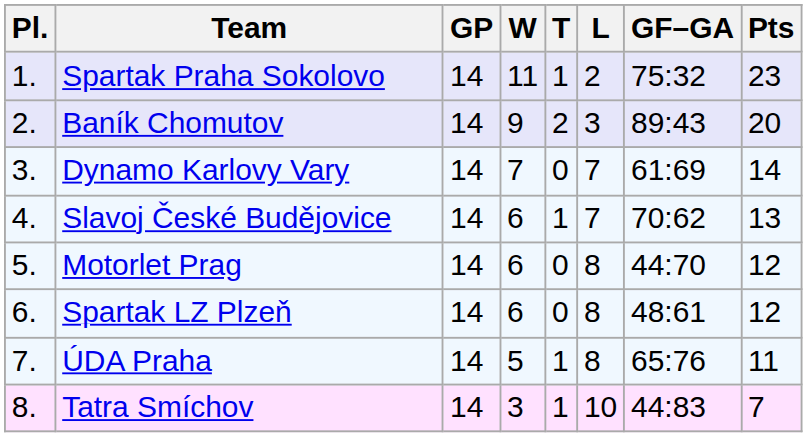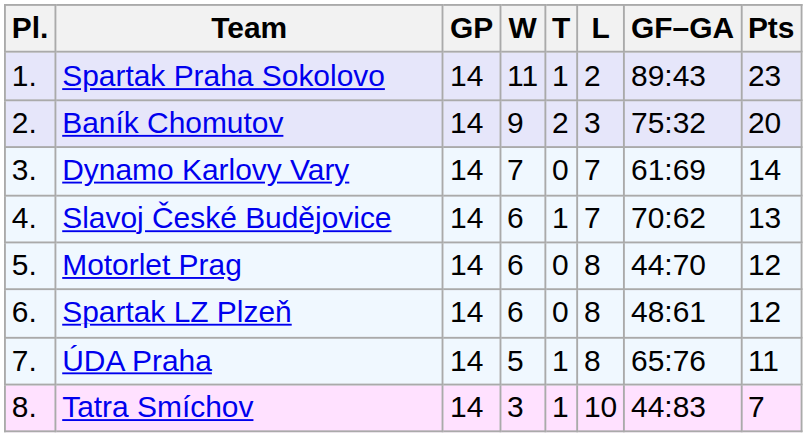(668, 75) 75:32 -> (668, 75) 89:43
(668, 123) 89:43 -> (668, 123) 75:32
